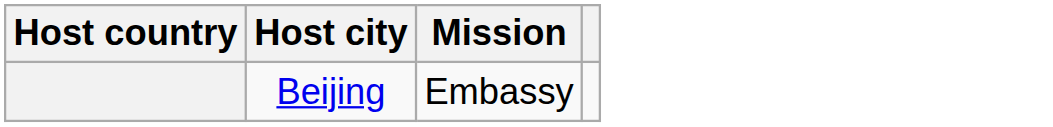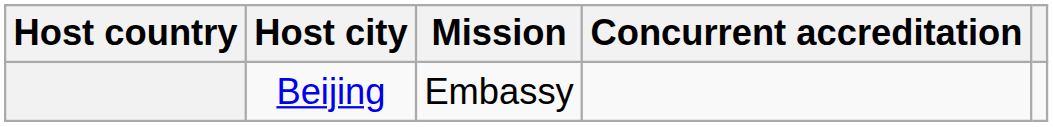+ column: (806, 33)
